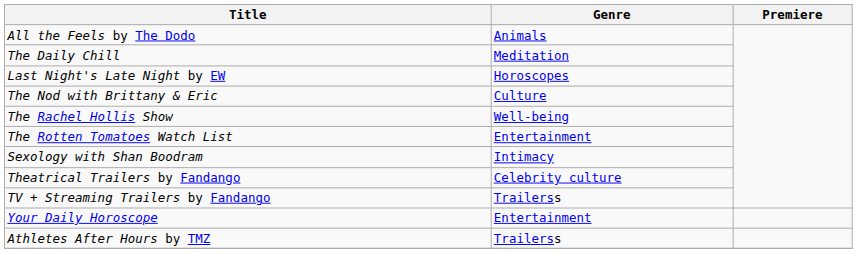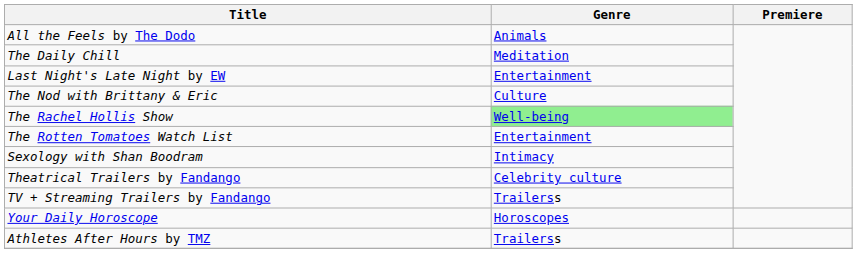(531, 76) Horoscopes -> (543, 76) Entertainment
(531, 116) no background -> (531, 116) lightgreen background
(543, 218) Entertainment -> (531, 218) Horoscopes
